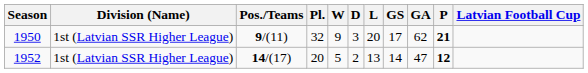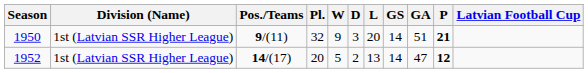(395, 36) 17 -> (395, 36) 14
(421, 36) 62 -> (421, 36) 51
